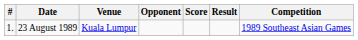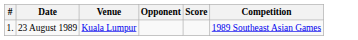- column: (224, 12)
